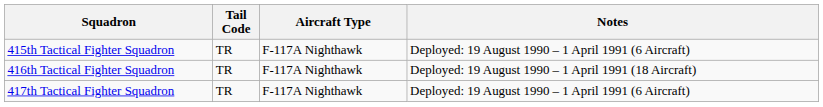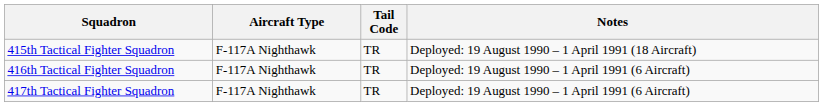columns swapped: (236, 22) <-> (333, 22)
(550, 49) Deployed: 19 August 1990 – 1 April 1991 (6 Aircraft) -> (553, 49) Deployed: 19 August 1990 – 1 April 1991 (18 Aircraft)
(553, 70) Deployed: 19 August 1990 – 1 April 1991 (18 Aircraft) -> (550, 70) Deployed: 19 August 1990 – 1 April 1991 (6 Aircraft)
